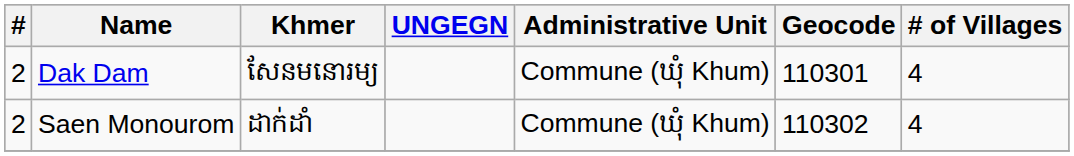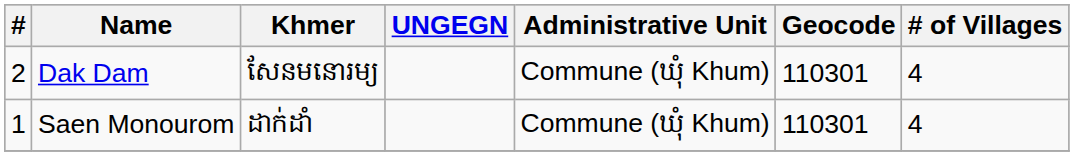(18, 124) 2 -> (18, 124) 1
(825, 124) 110302 -> (825, 124) 110301
